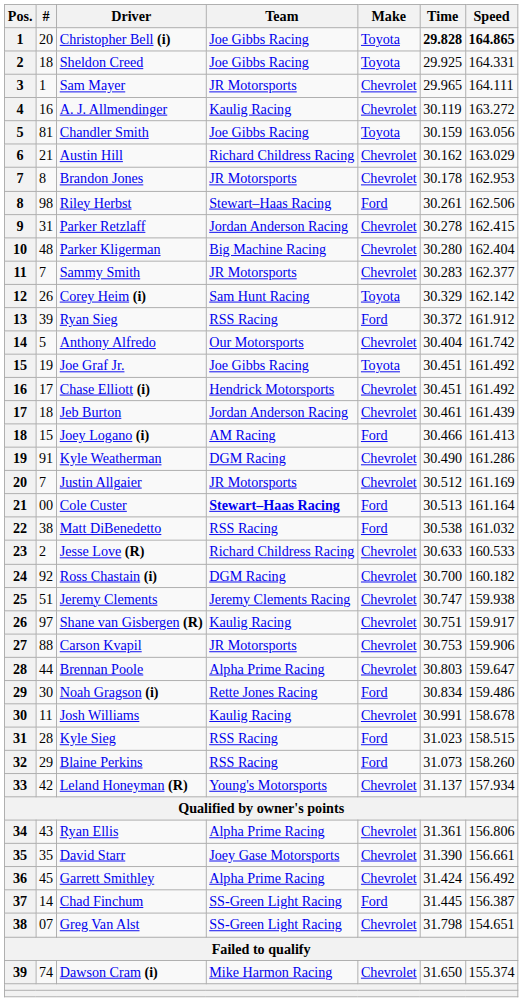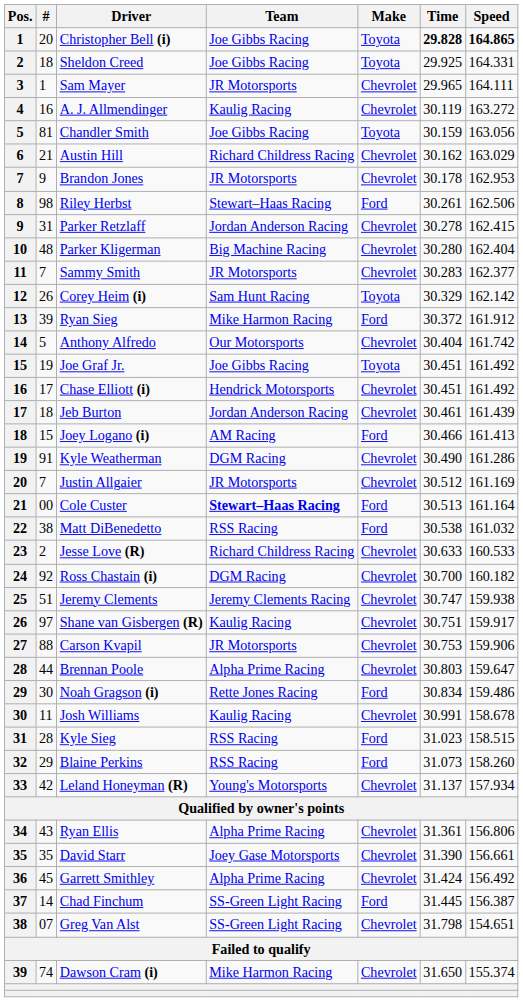(43, 179) 8 -> (43, 179) 9
(244, 319) RSS Racing -> (271, 319) Mike Harmon Racing
